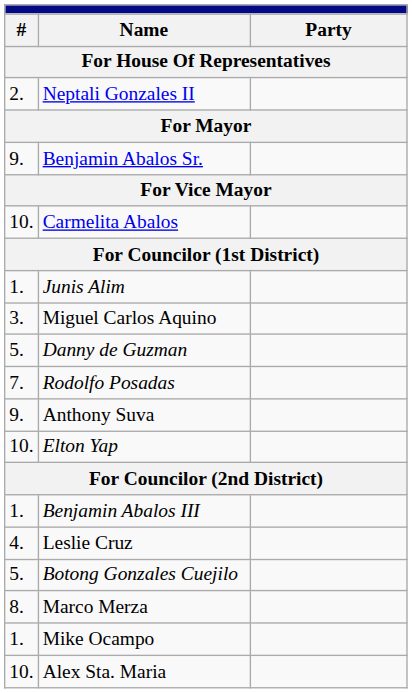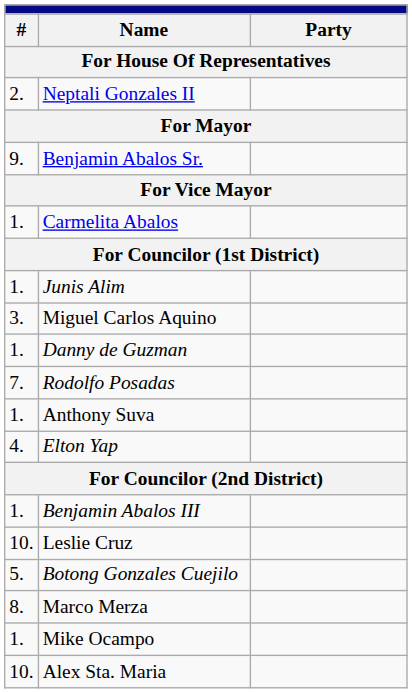(21, 222) 10. -> (17, 222) 1.
(17, 350) 5. -> (17, 350) 1.
(17, 414) 9. -> (17, 414) 1.
(21, 446) 10. -> (17, 446) 4.
(17, 543) 4. -> (21, 543) 10.
